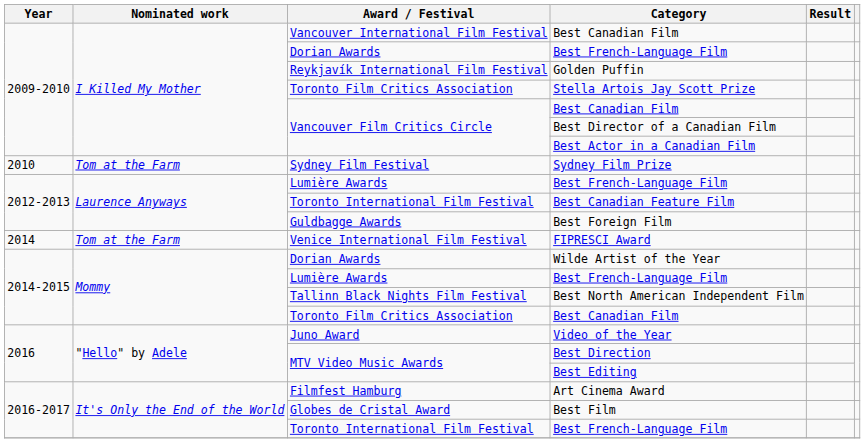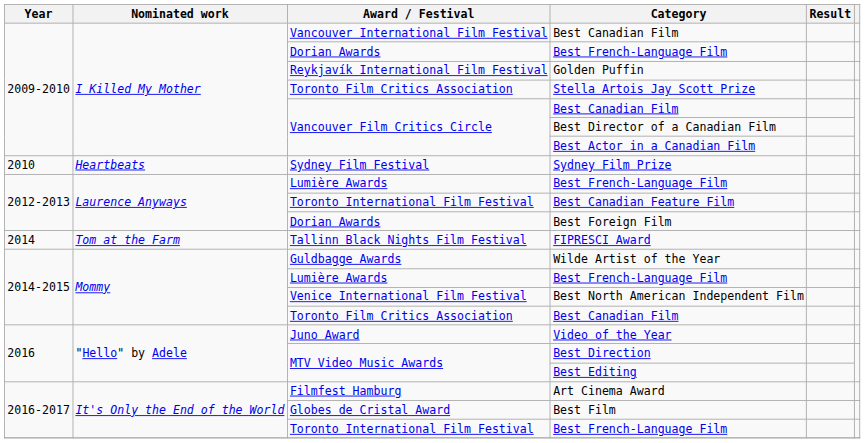(128, 165) Tom at the Farm -> (110, 165) Heartbeats
(346, 221) Guldbagge Awards -> (335, 221) Dorian Awards
(408, 240) Venice International Film Festival -> (408, 240) Tallinn Black Nights Film Festival
(335, 259) Dorian Awards -> (346, 259) Guldbagge Awards
(408, 297) Tallinn Black Nights Film Festival -> (408, 297) Venice International Film Festival
